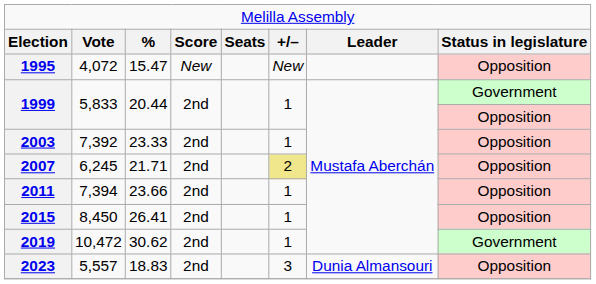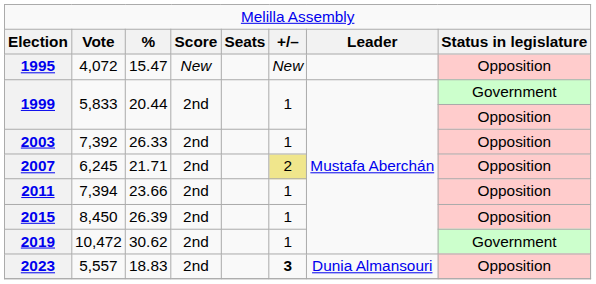(148, 141) 23.33 -> (148, 141) 26.33
(148, 215) 26.41 -> (148, 215) 26.39
(288, 265) normal -> (288, 265) bold
